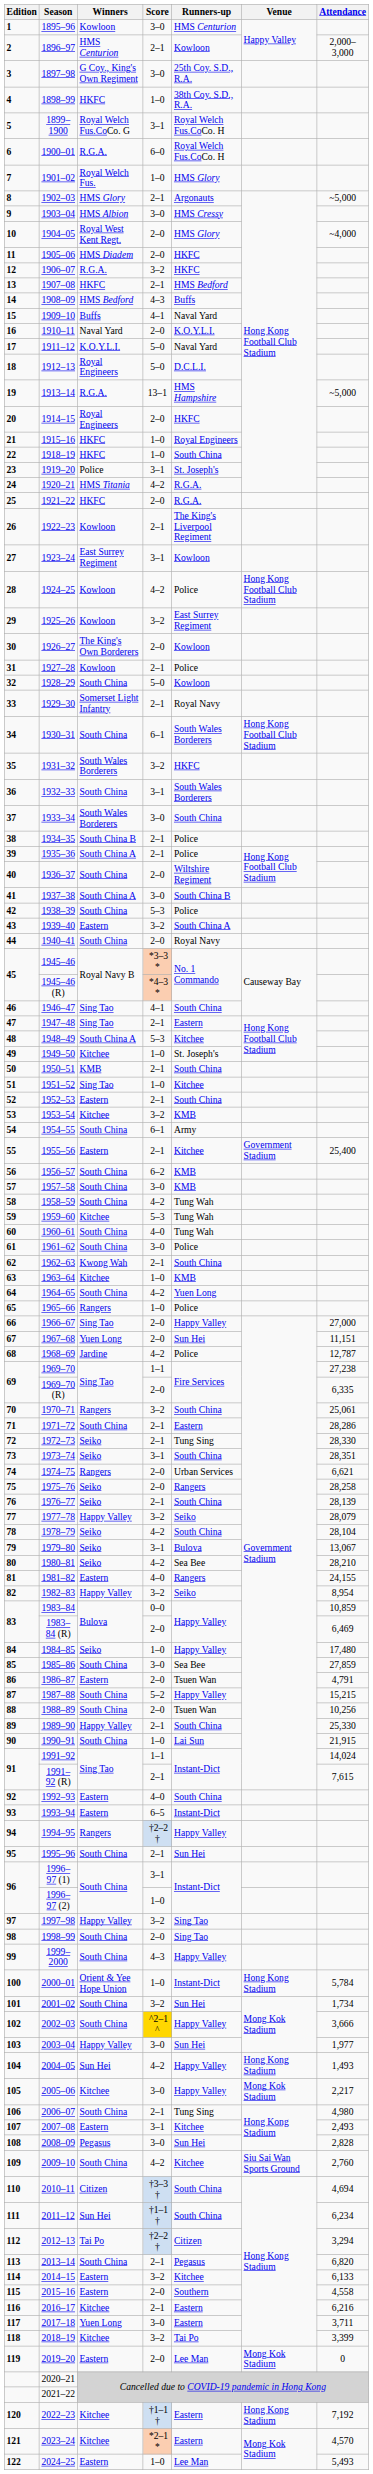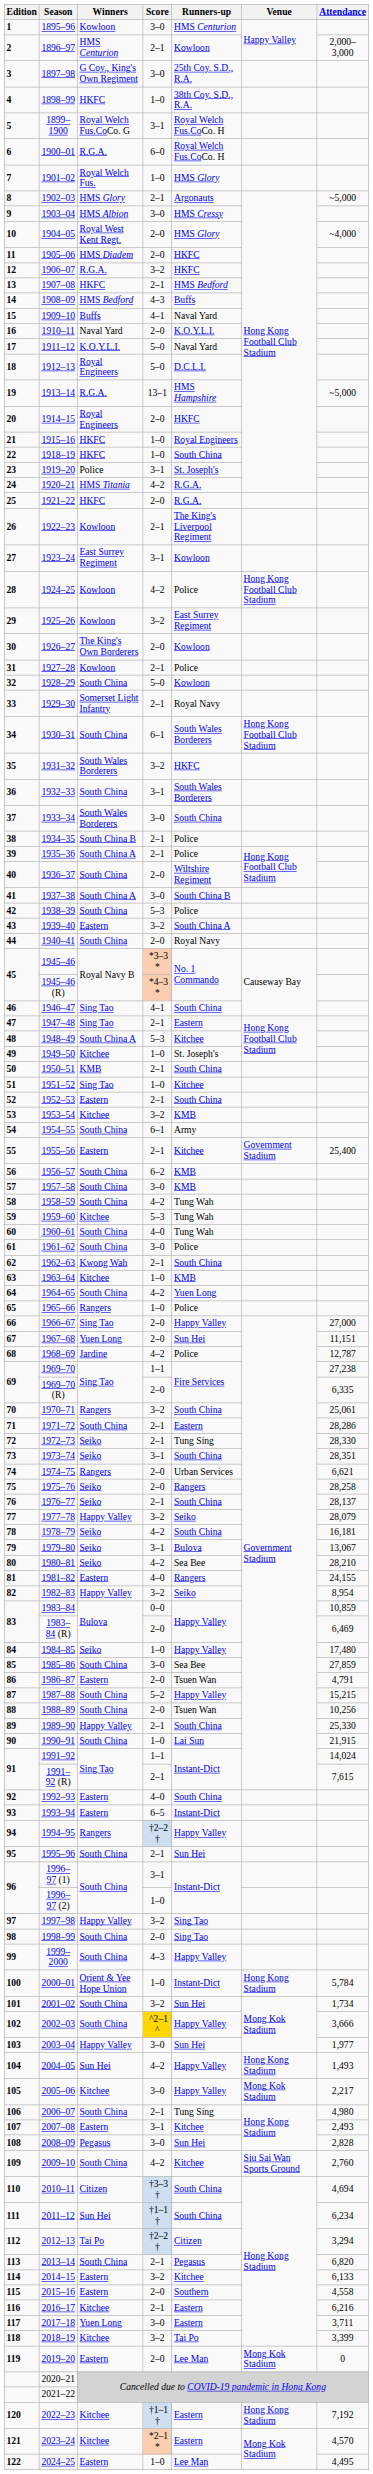(343, 1502) 28,139 -> (343, 1502) 28,137
(343, 1532) 28,104 -> (343, 1532) 16,181
(343, 2462) 5,493 -> (343, 2462) 4,495
